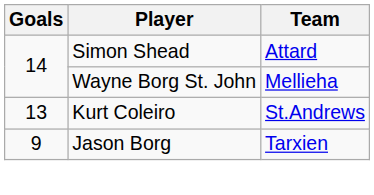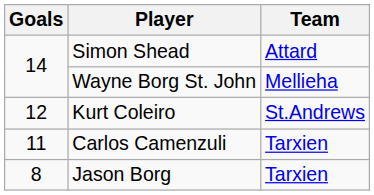(36, 112) 13 -> (36, 112) 12
+ row: (149, 143)
(36, 143) 9 -> (36, 174) 8
